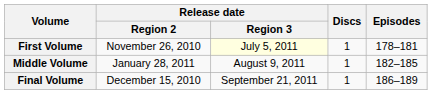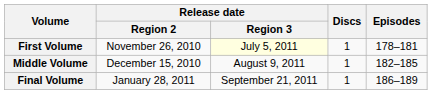(154, 64) January 28, 2011 -> (154, 64) December 15, 2010
(154, 81) December 15, 2010 -> (154, 81) January 28, 2011
